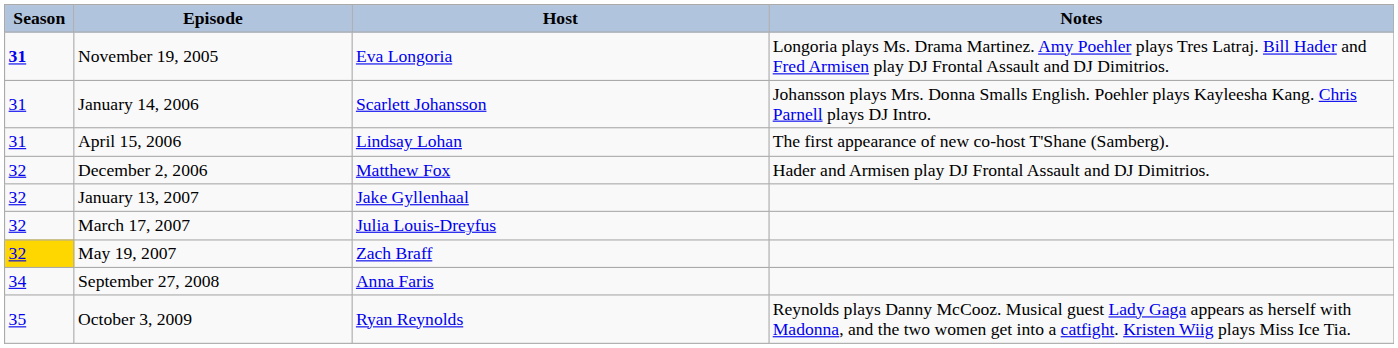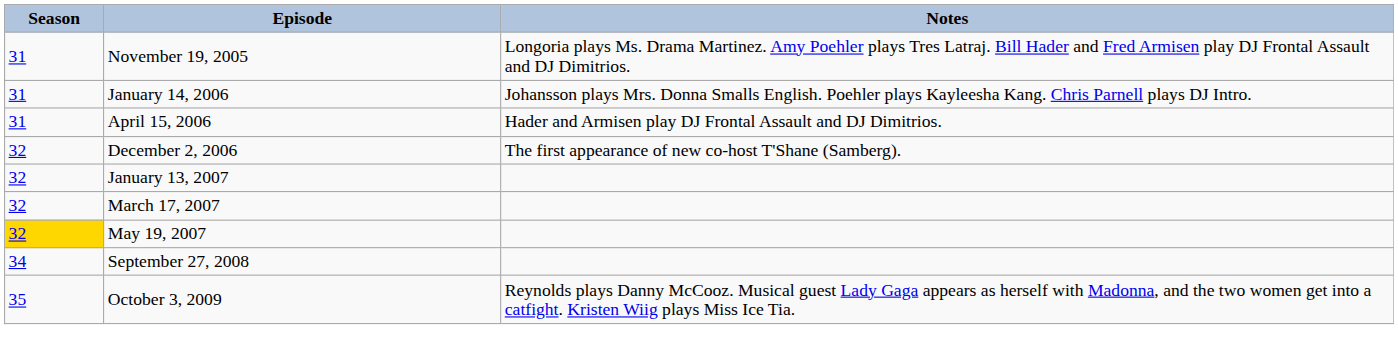- column: (560, 18)
(17, 56) bold -> (17, 56) normal
(971, 141) The first appearance of new co-host T'Shane (Samberg). -> (723, 121) Hader and Armisen play DJ Frontal Assault and DJ Dimitrios.
(991, 169) Hader and Armisen play DJ Frontal Assault and DJ Dimitrios. -> (703, 149) The first appearance of new co-host T'Shane (Samberg).
